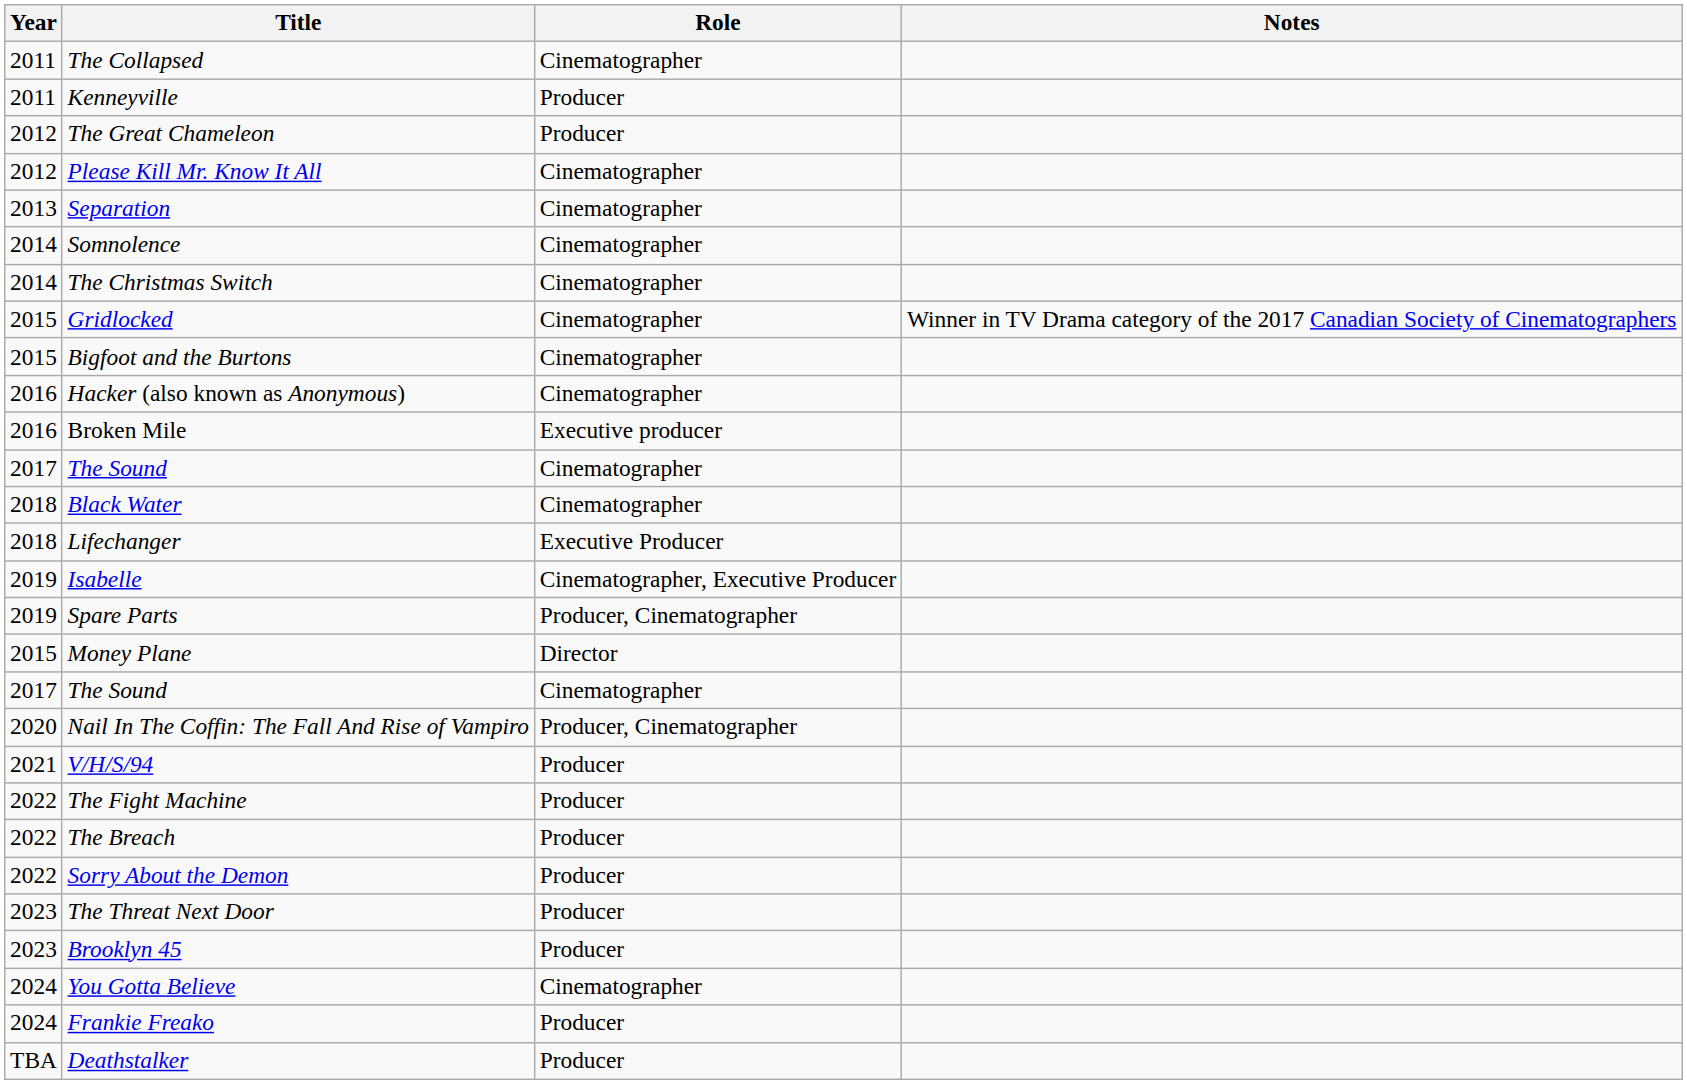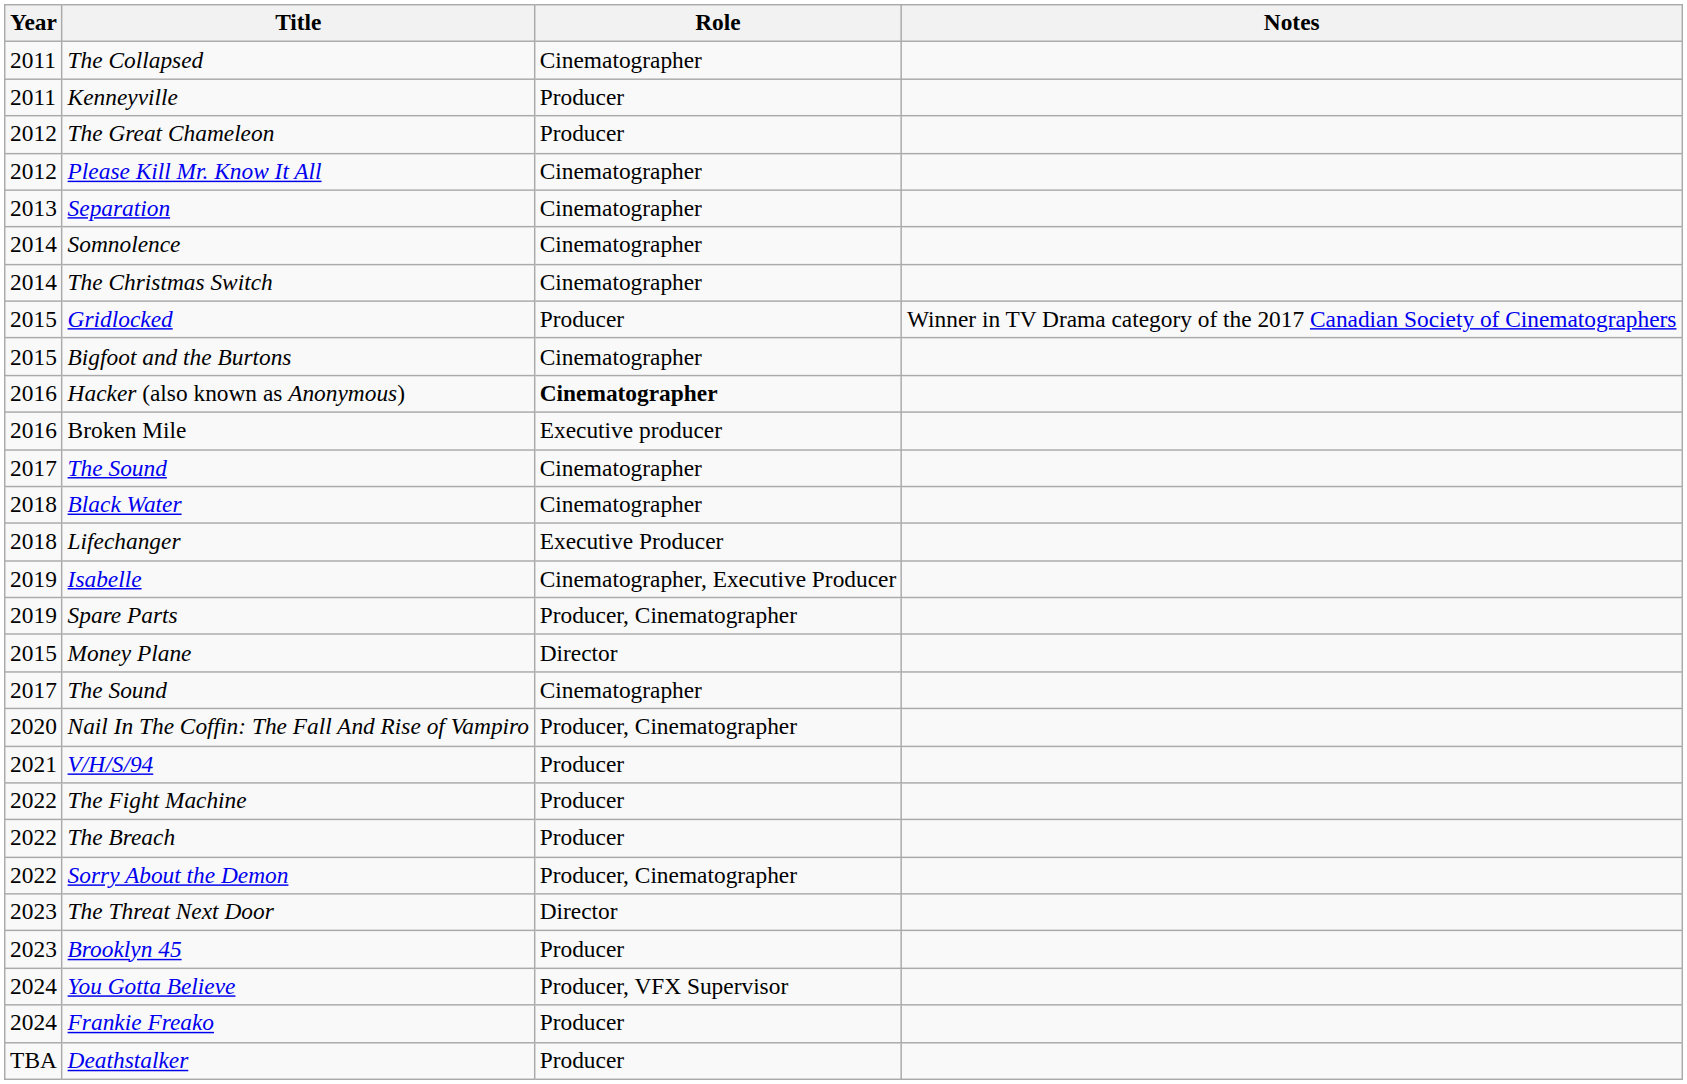(621, 319) Cinematographer -> (582, 319) Producer
(621, 393) normal -> (629, 393) bold
(582, 875) Producer -> (668, 875) Producer, Cinematographer
(582, 912) Producer -> (579, 912) Director
(621, 986) Cinematographer -> (664, 986) Producer, VFX Supervisor
